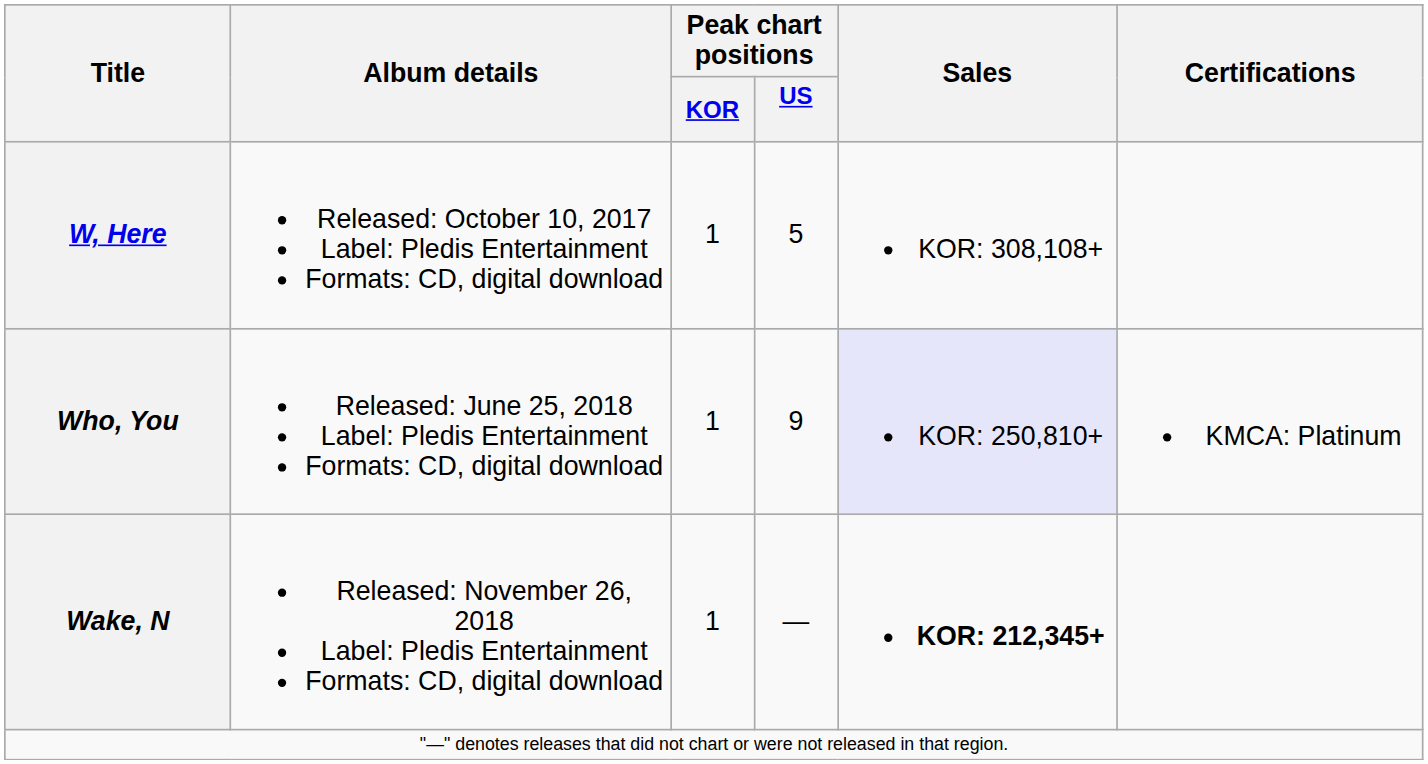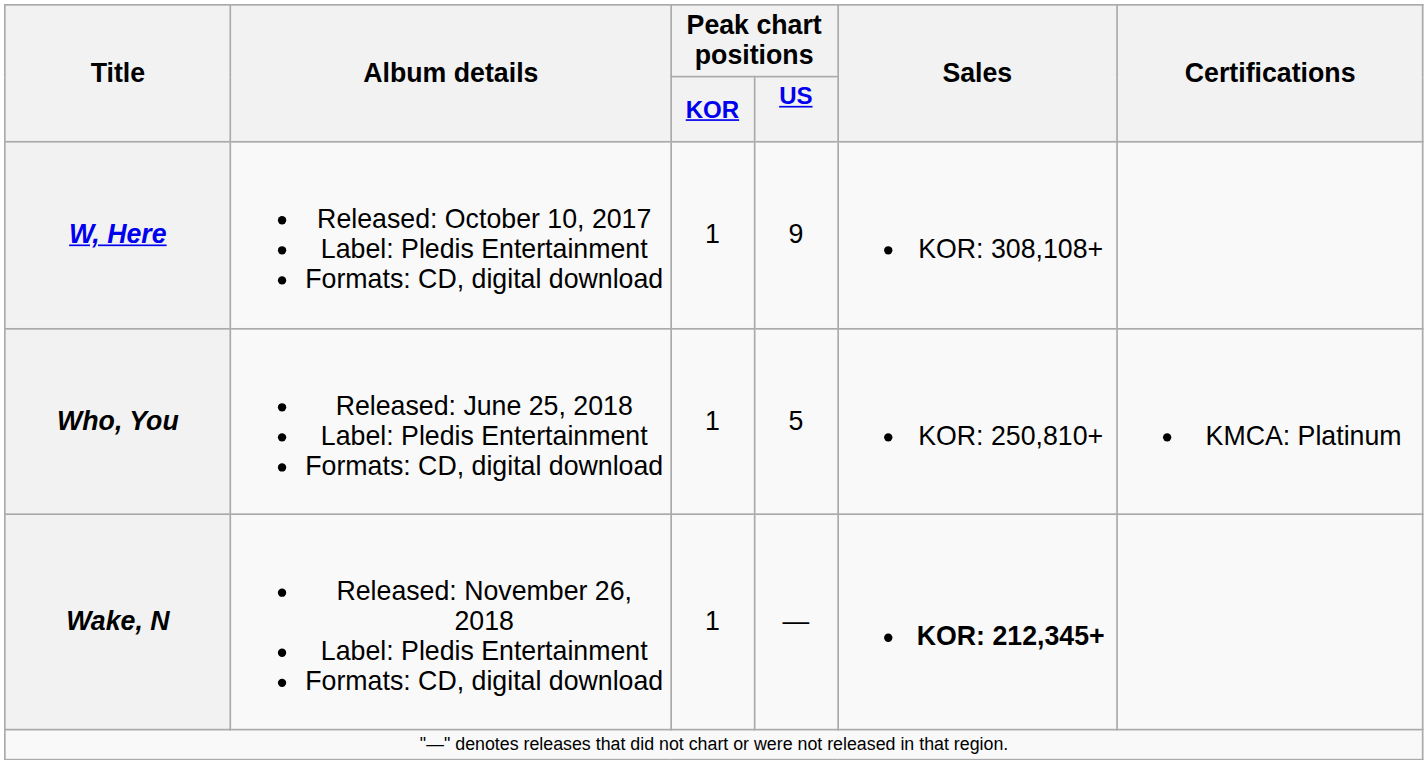(796, 234) 5 -> (796, 234) 9
(796, 420) 9 -> (796, 420) 5
(977, 436) lavender background -> (977, 436) no background
